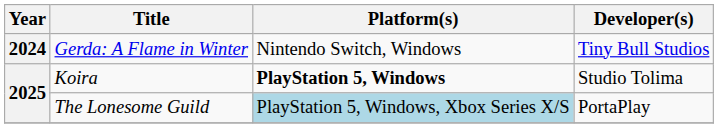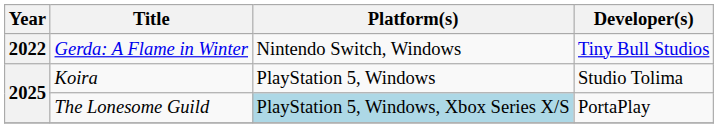(27, 48) 2024 -> (27, 48) 2022
(351, 78) bold -> (346, 78) normal
